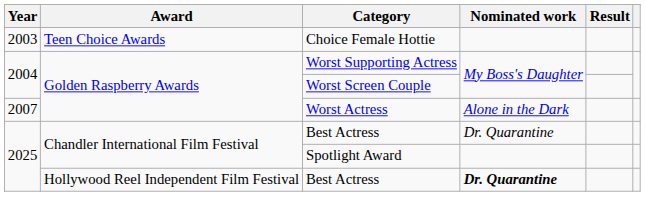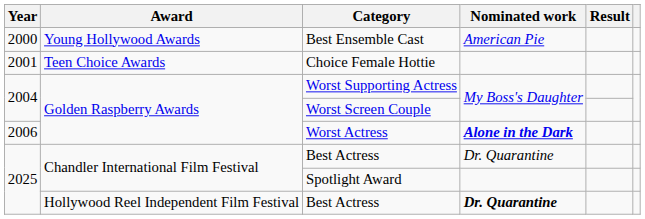+ row: (122, 39)
(23, 39) 2003 -> (23, 62) 2001
(23, 109) 2007 -> (23, 132) 2006
(516, 109) normal -> (518, 132) bold
